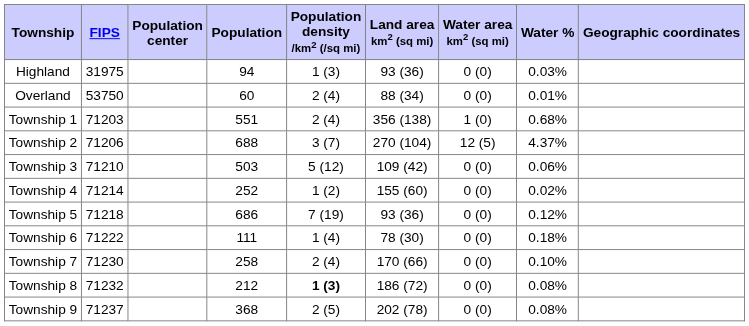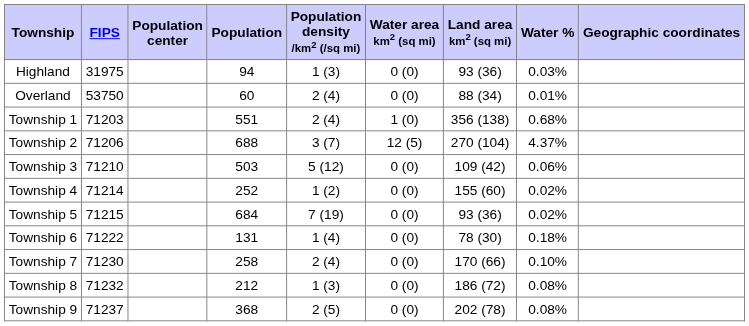columns swapped: (402, 32) <-> (478, 32)
(105, 214) 71218 -> (105, 214) 71215
(247, 214) 686 -> (247, 214) 684
(548, 214) 0.12% -> (548, 214) 0.02%
(247, 238) 111 -> (247, 238) 131
(326, 285) bold -> (326, 285) normal
